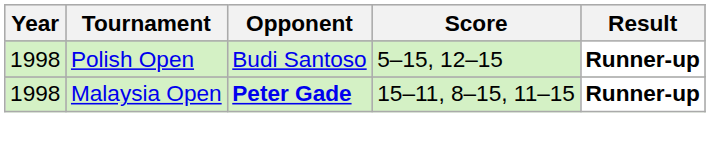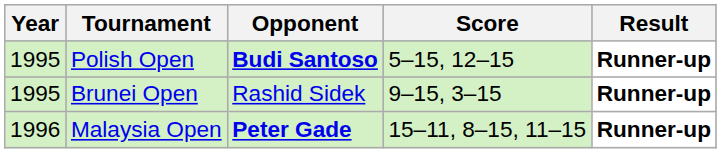(35, 59) 1998 -> (35, 59) 1995
(299, 59) normal -> (305, 59) bold
+ row: (134, 94)
(35, 94) 1998 -> (35, 130) 1996
